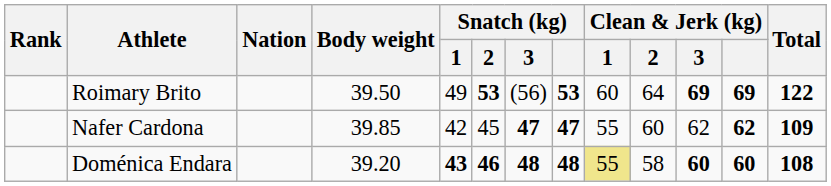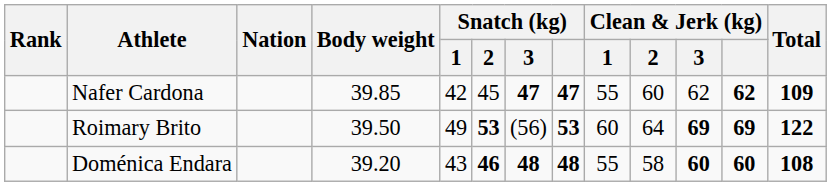rows swapped: (137, 92) <-> (138, 127)
(456, 163) bold -> (456, 163) normal
(607, 163) khaki background -> (607, 163) no background
